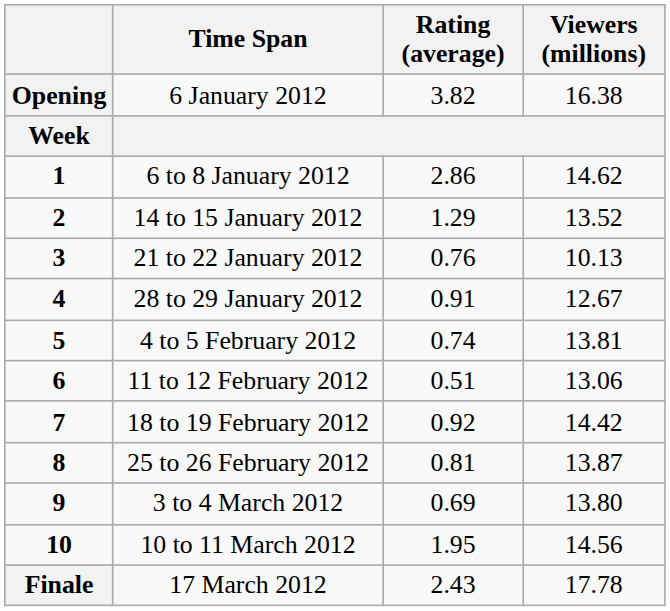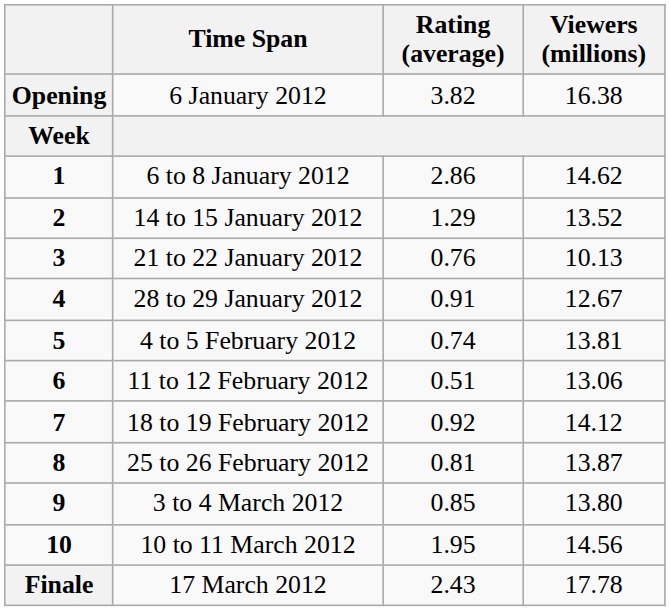(594, 421) 14.42 -> (594, 421) 14.12
(453, 503) 0.69 -> (453, 503) 0.85
